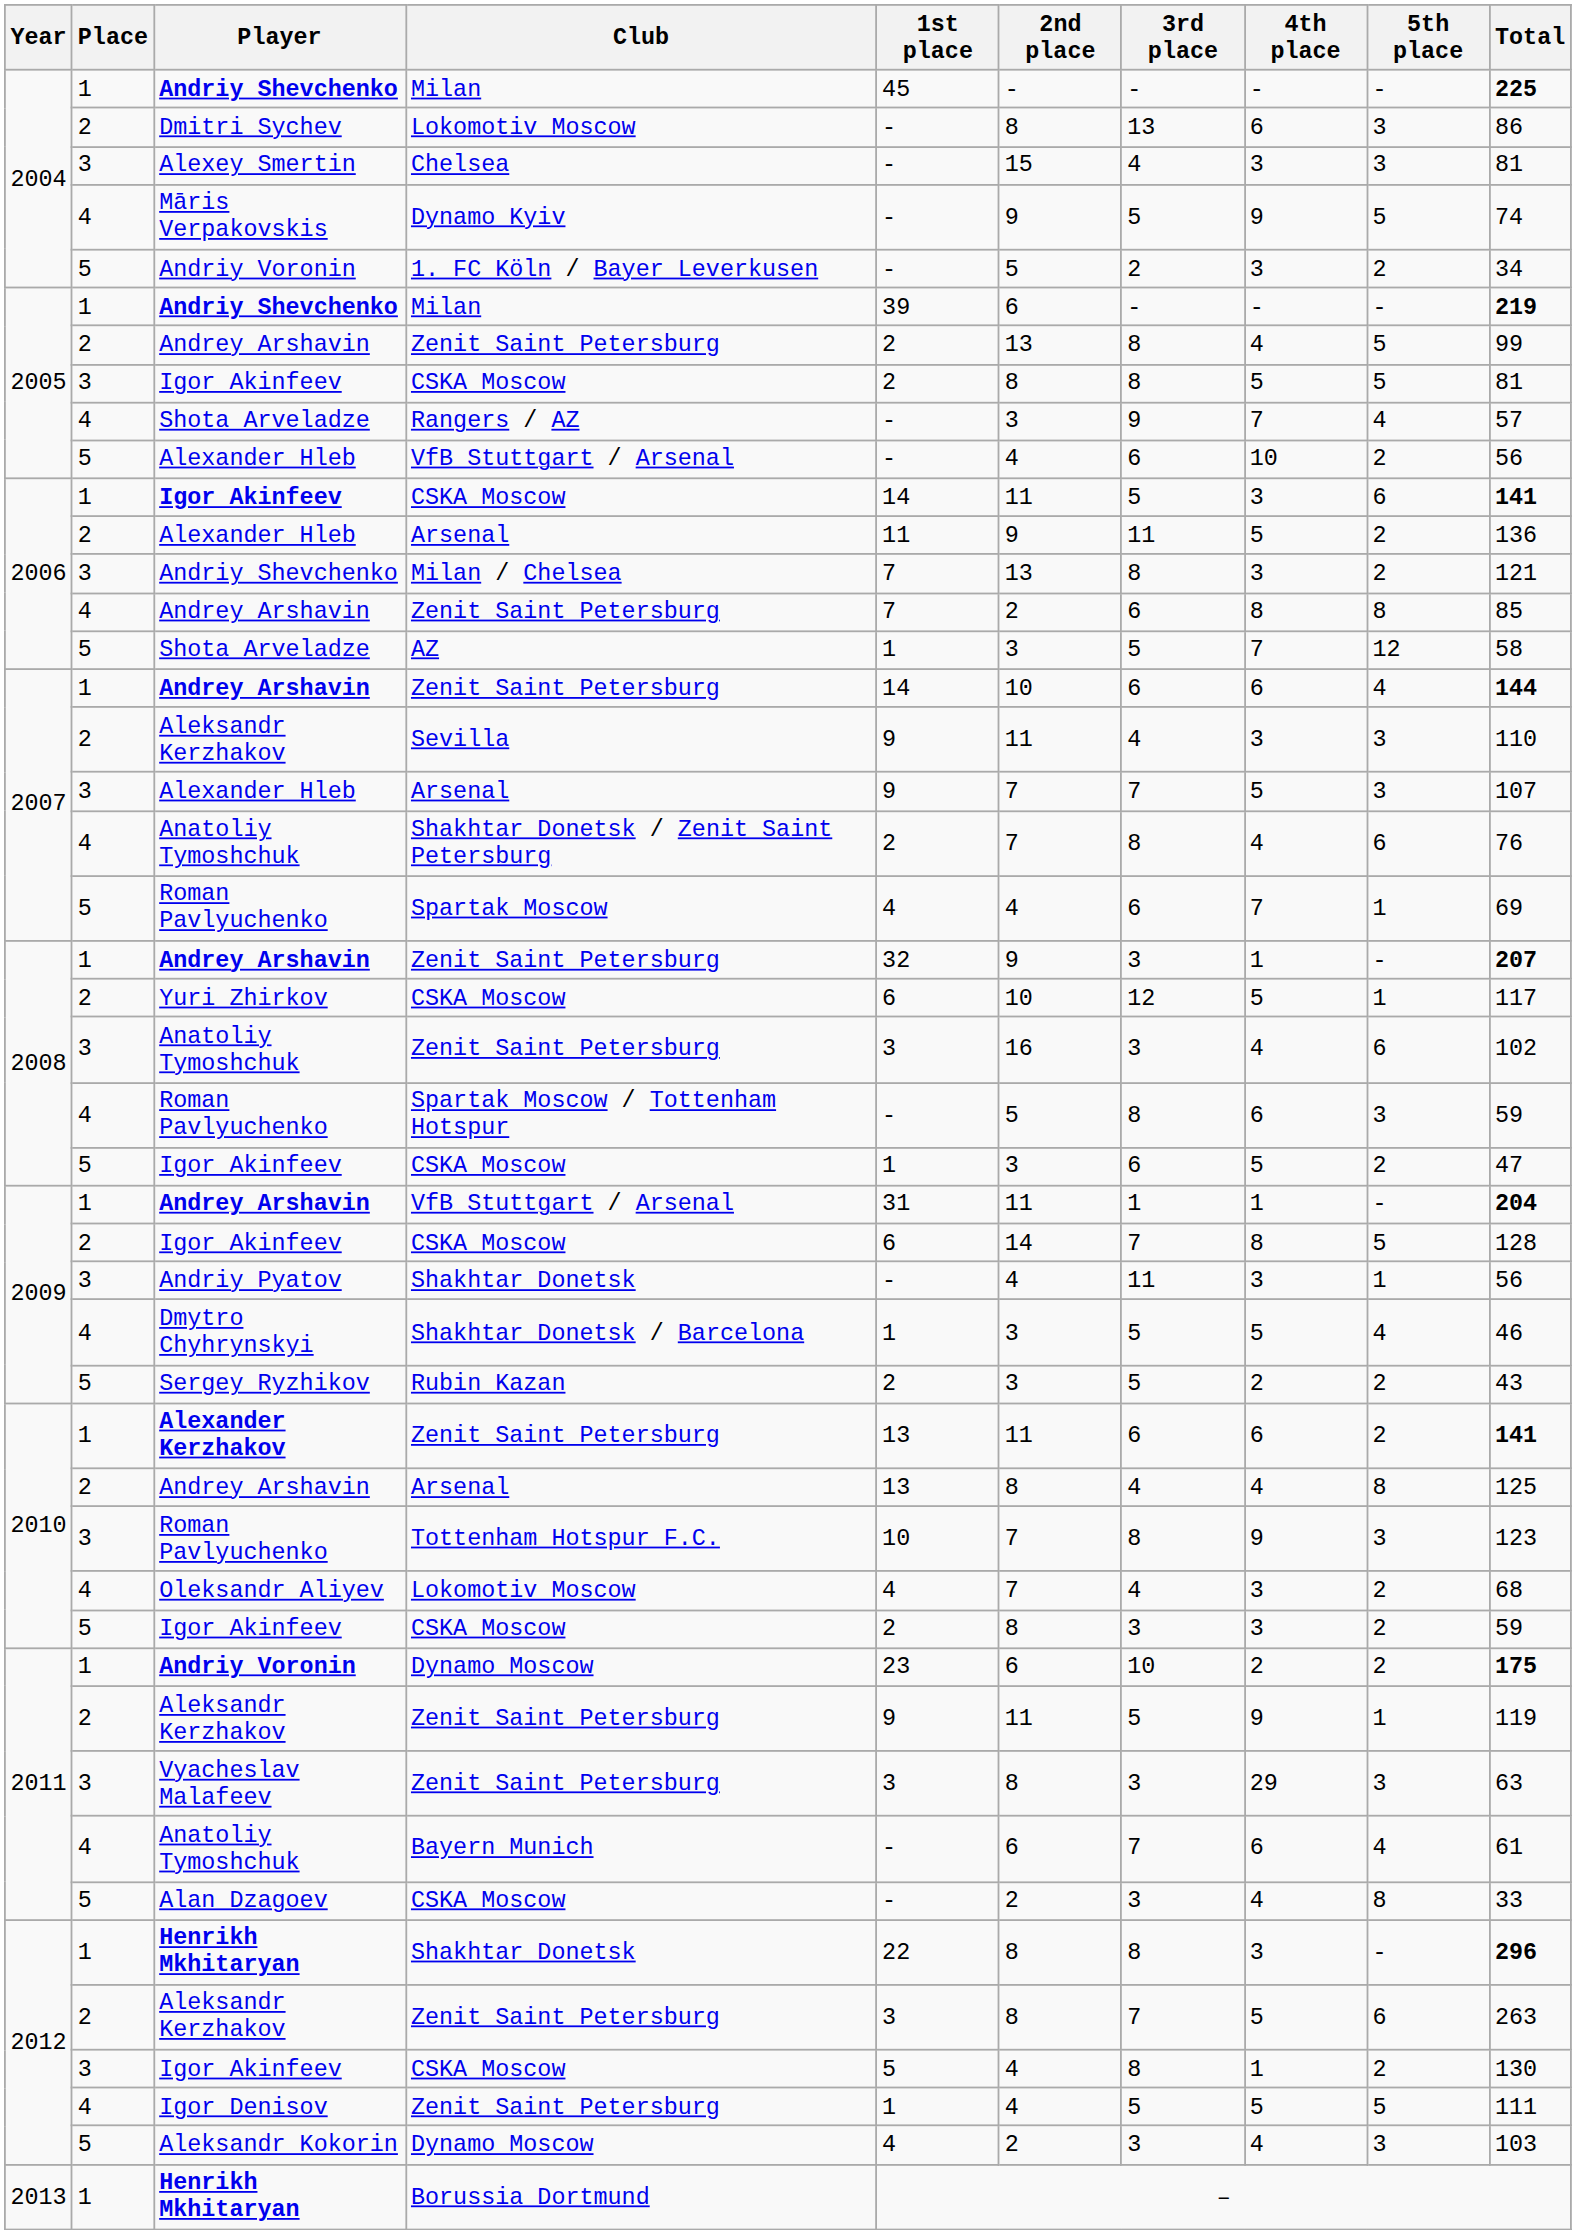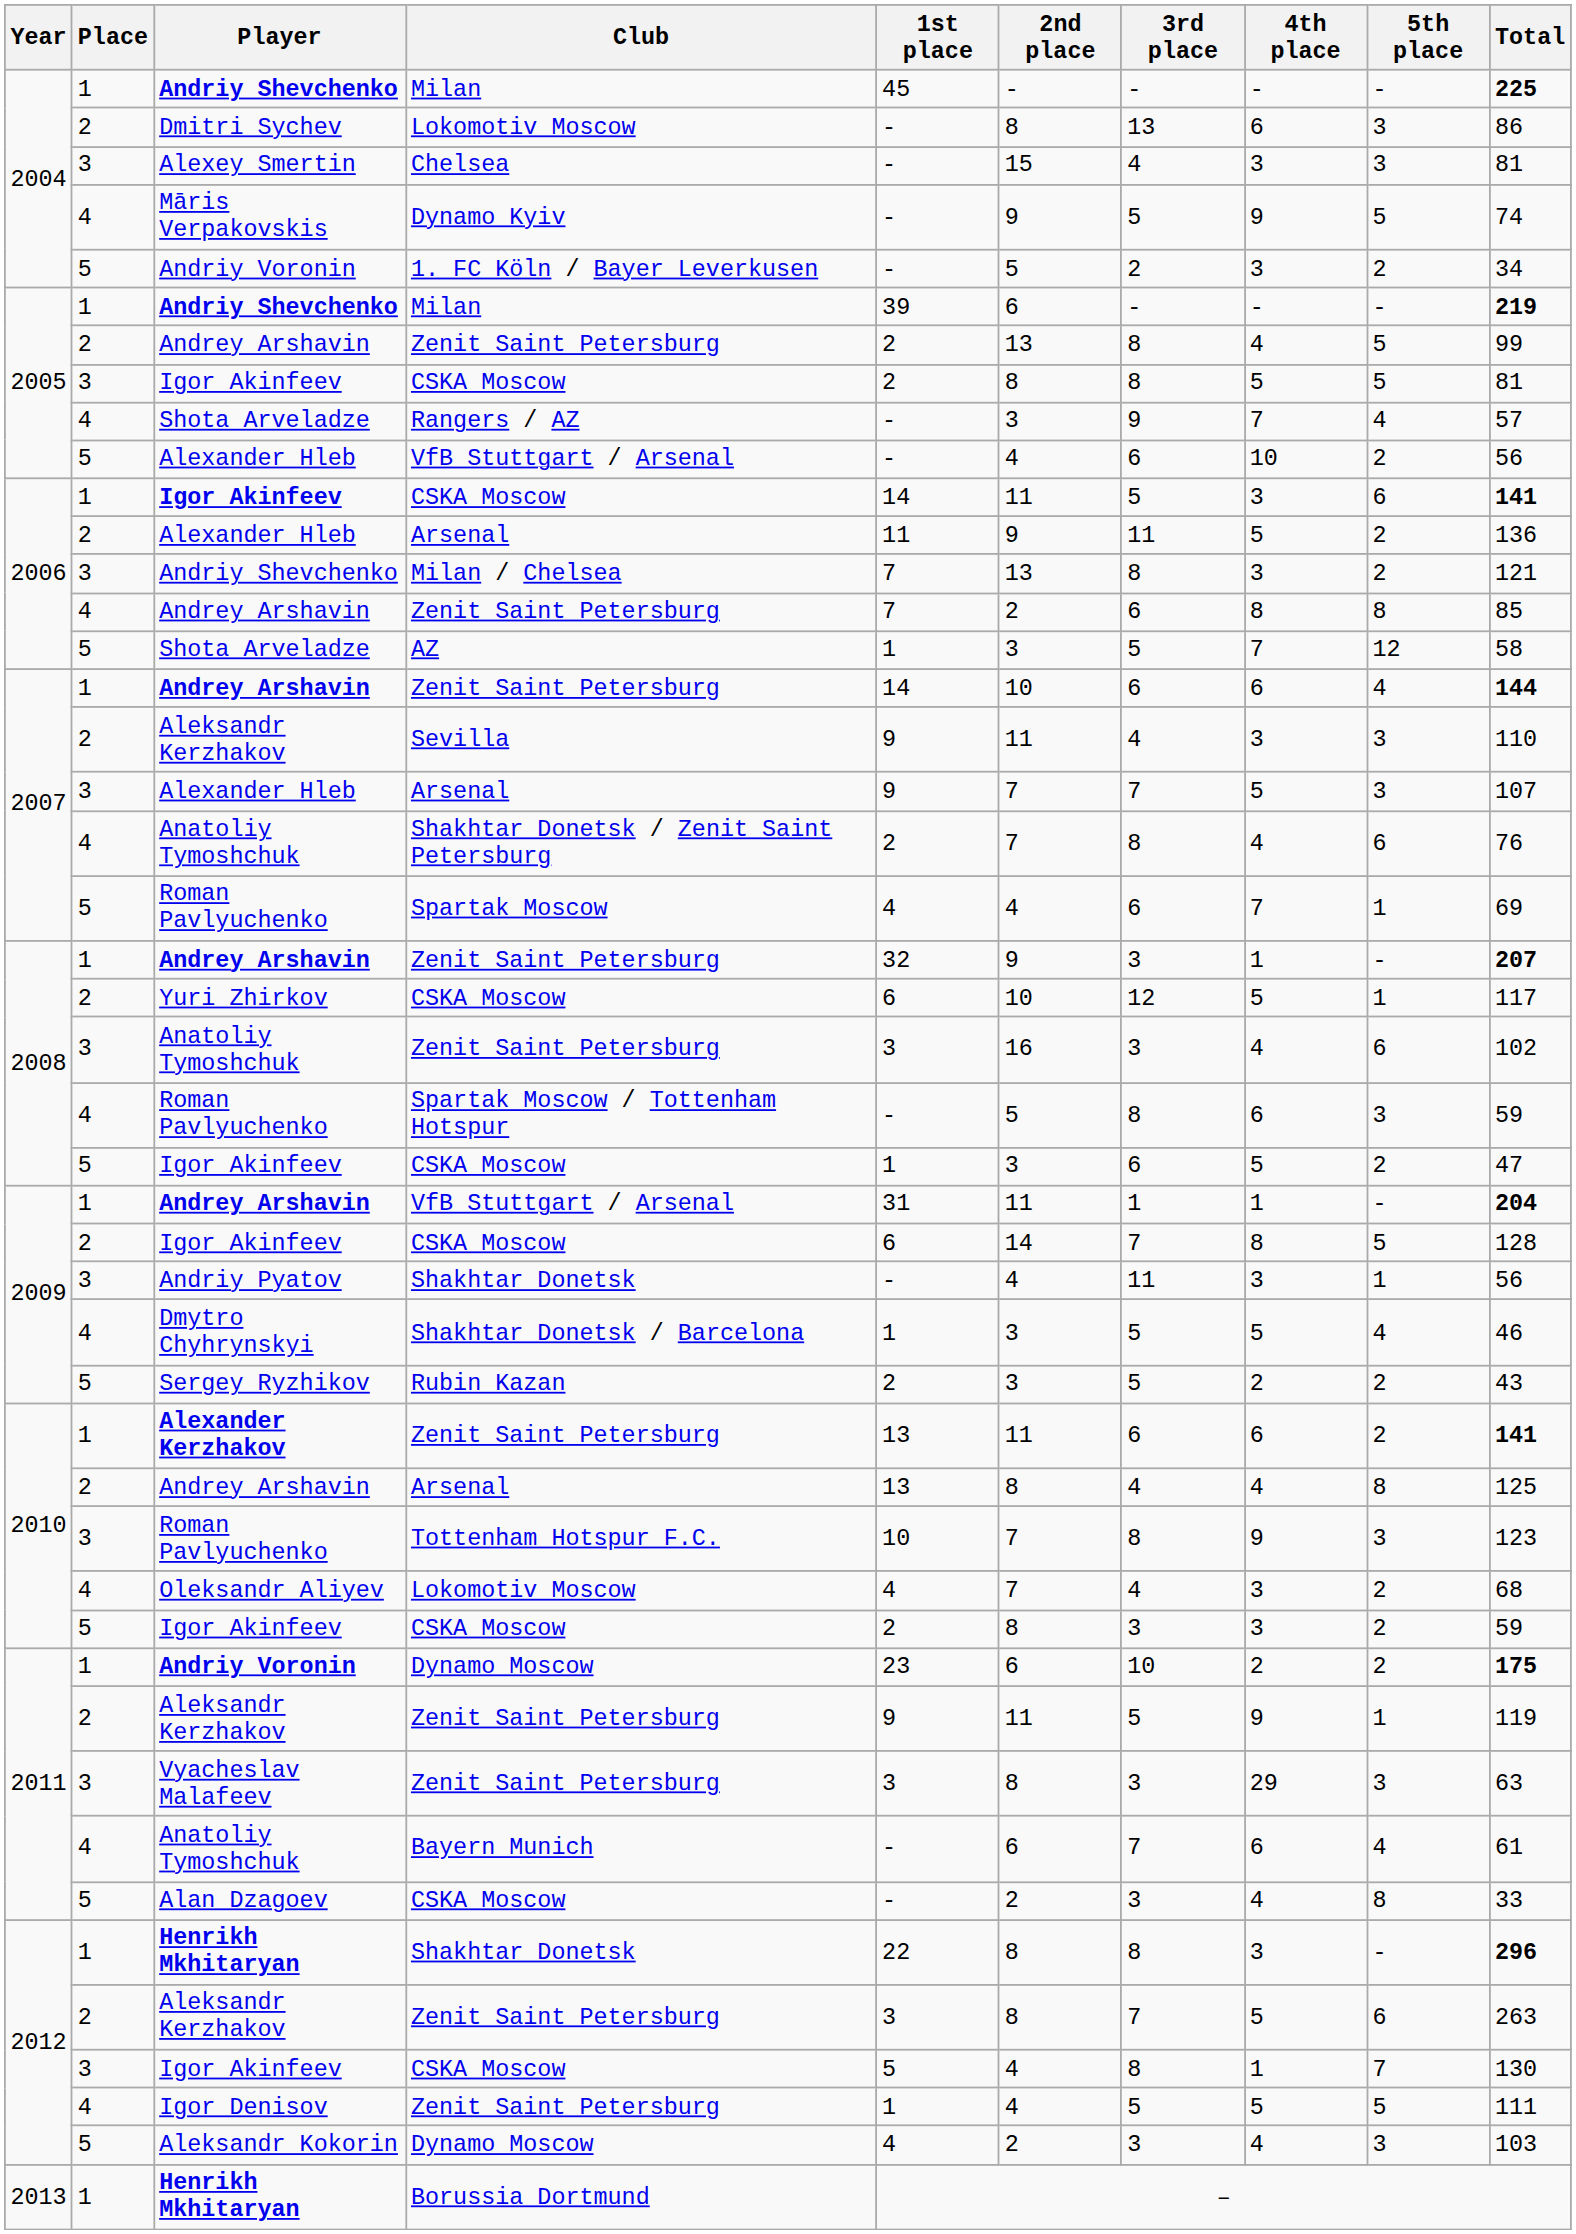(1379, 2069) 2 -> (1379, 2069) 7
